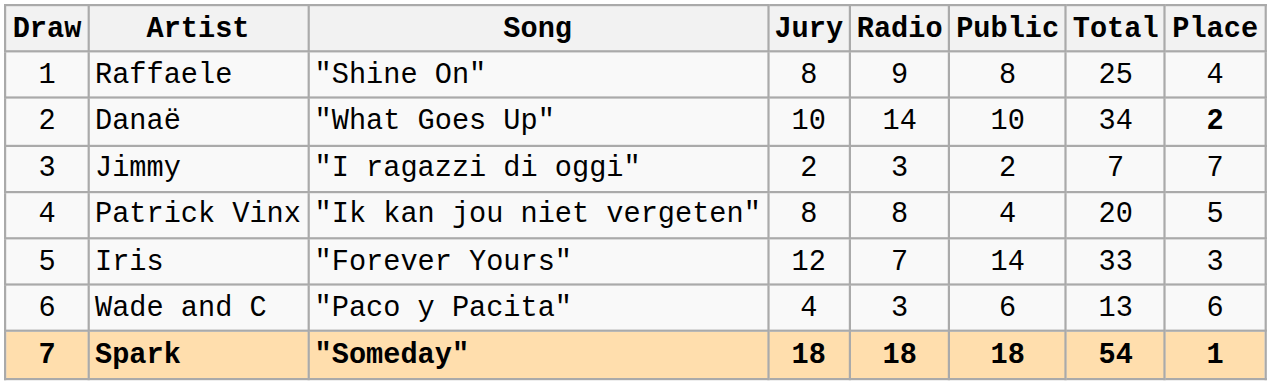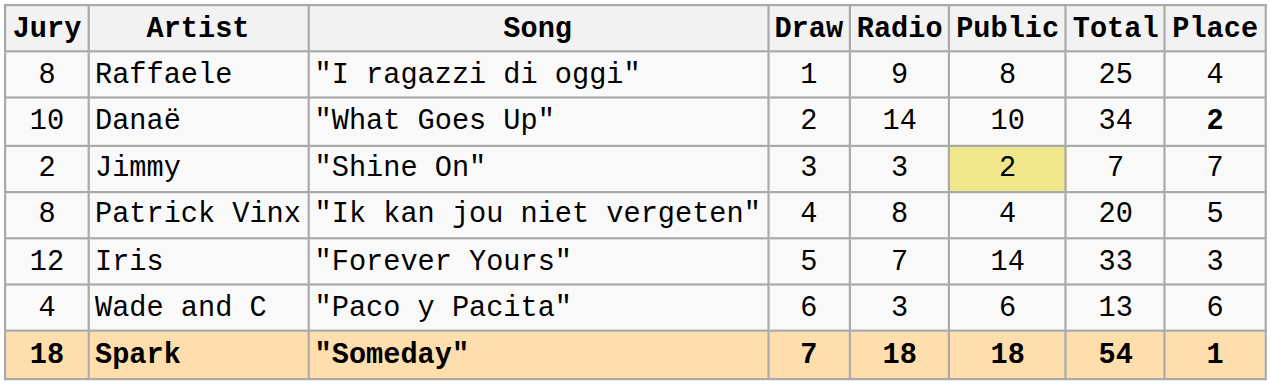columns swapped: (47, 28) <-> (809, 28)
(400, 75) "Shine On" -> (478, 75) "I ragazzi di oggi"
(478, 168) "I ragazzi di oggi" -> (400, 168) "Shine On"
(1008, 168) no background -> (1008, 168) khaki background
